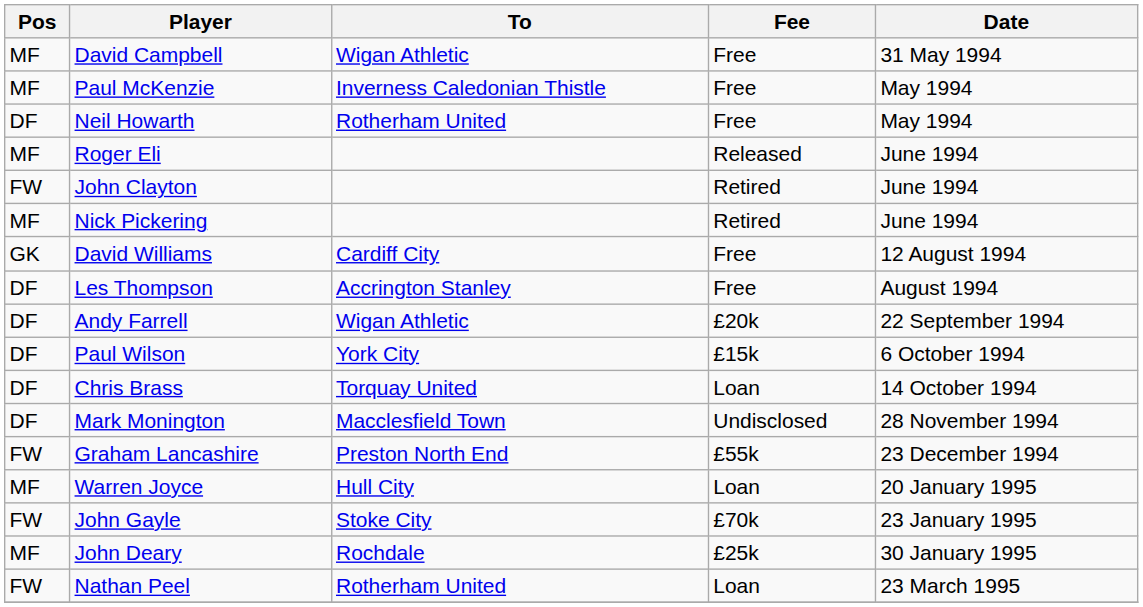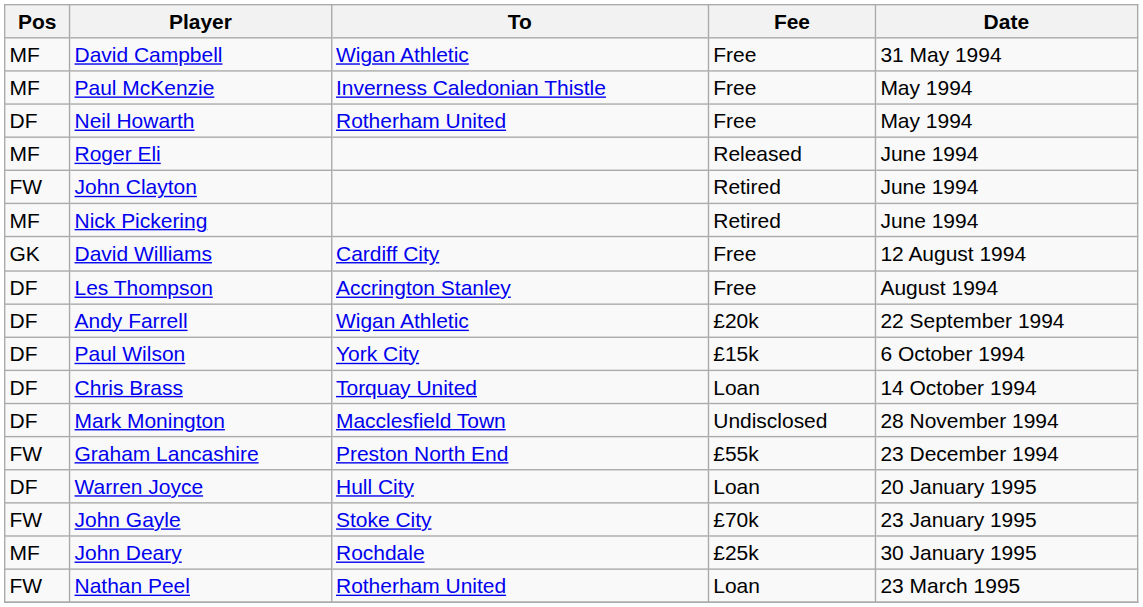(25, 486) MF -> (24, 486) DF
